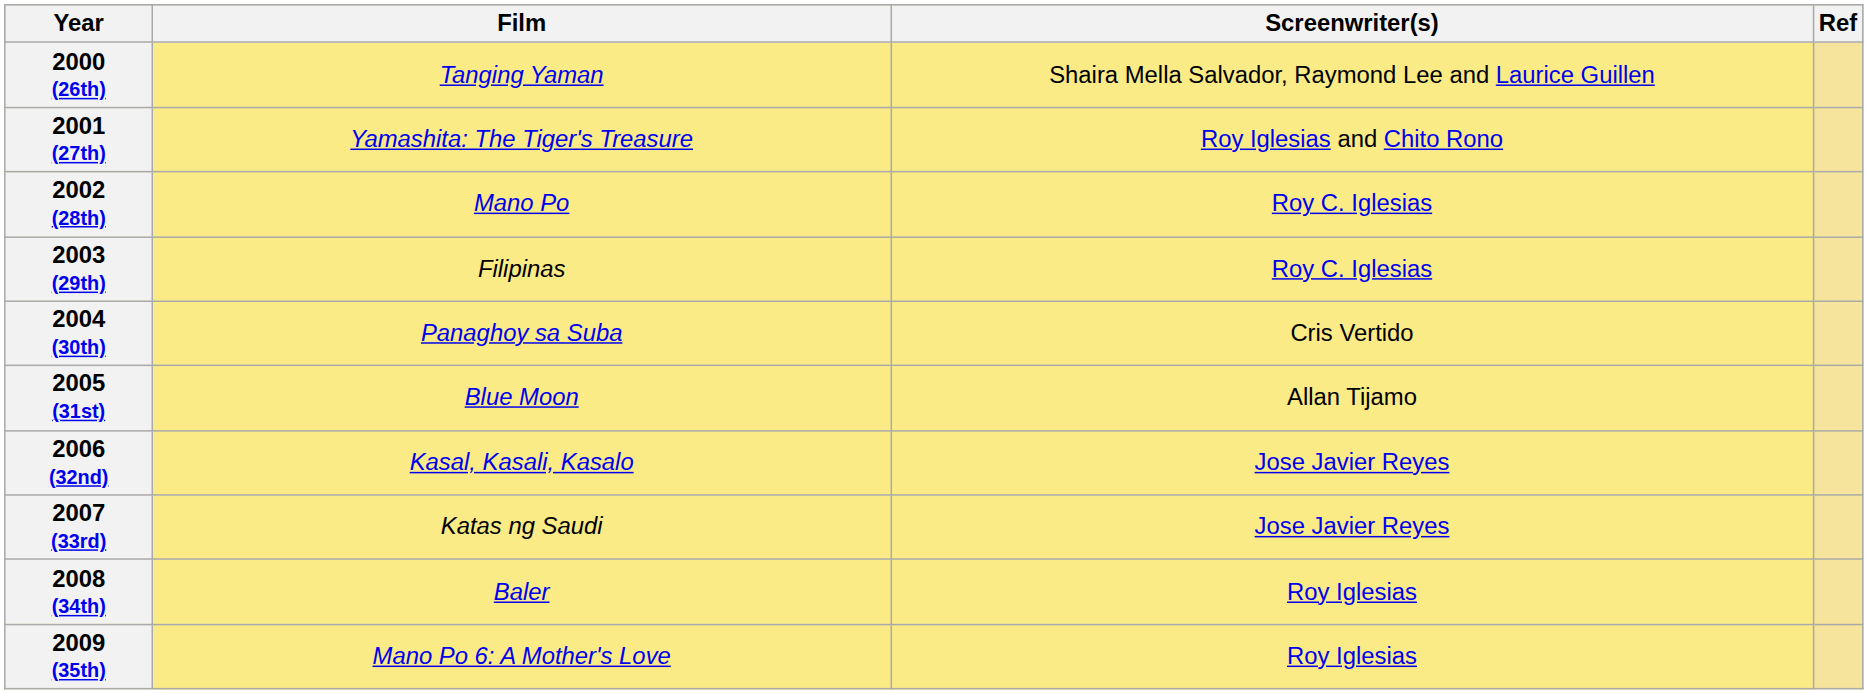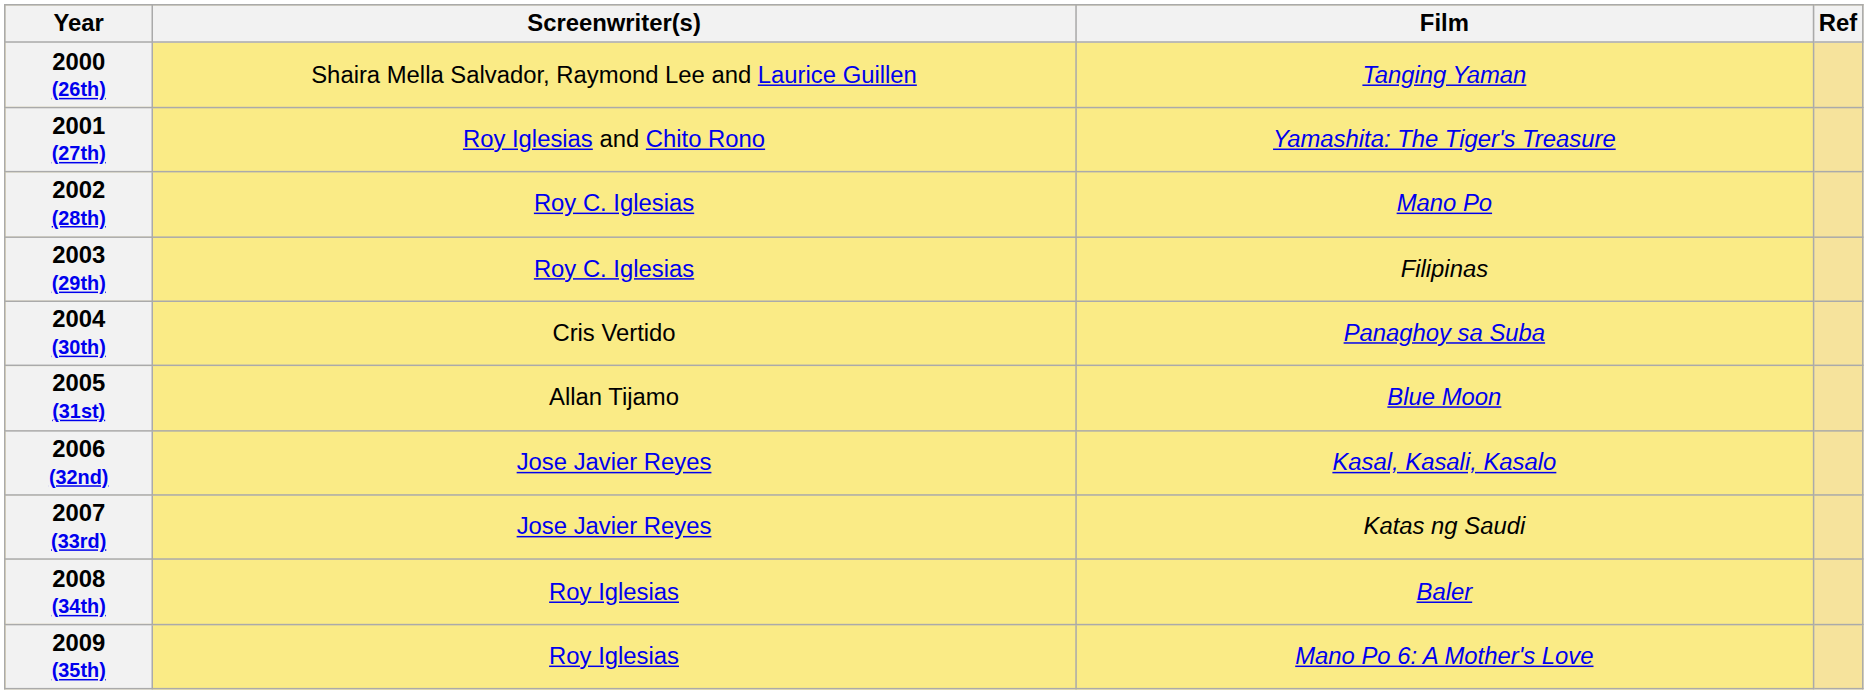columns swapped: (522, 23) <-> (1352, 23)
